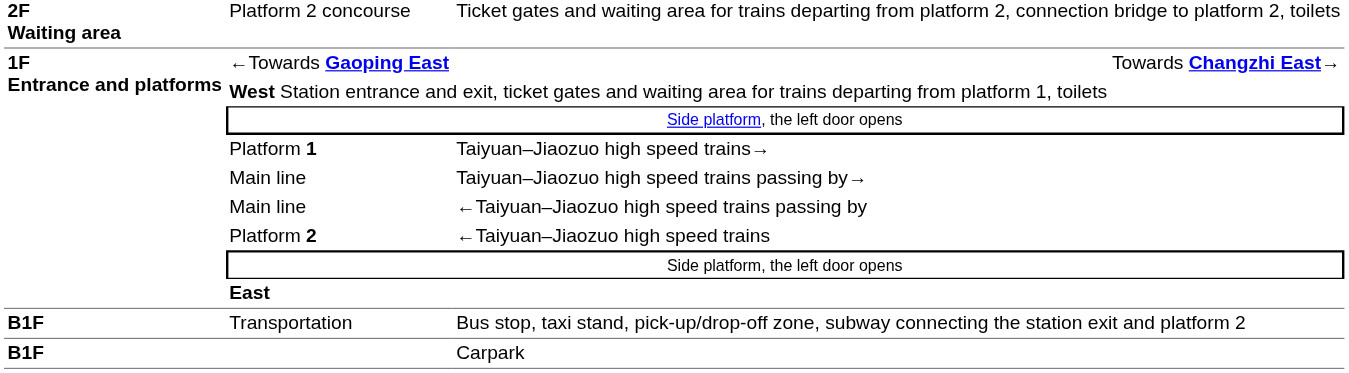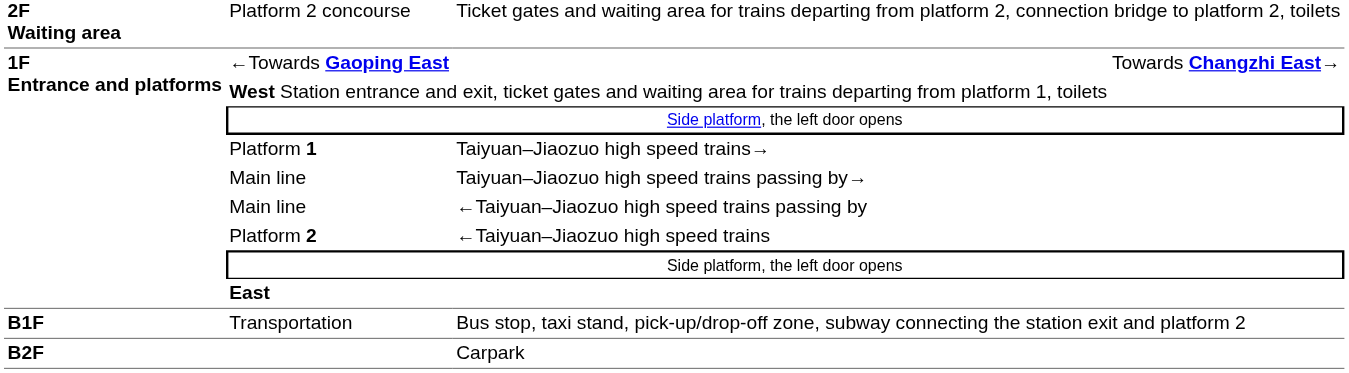(26, 353) B1F -> (26, 353) B2F
